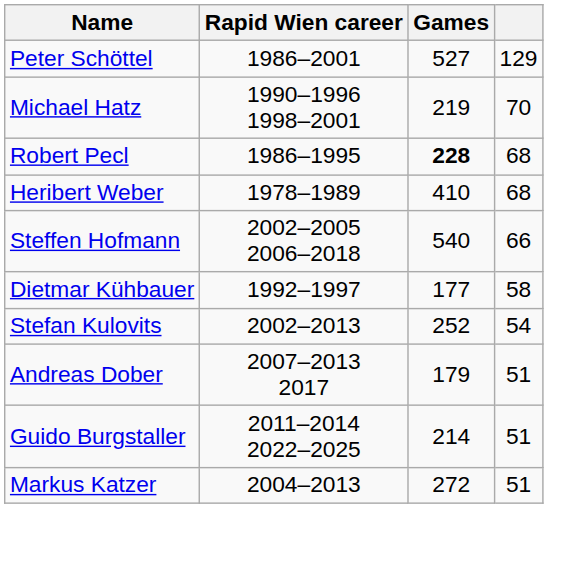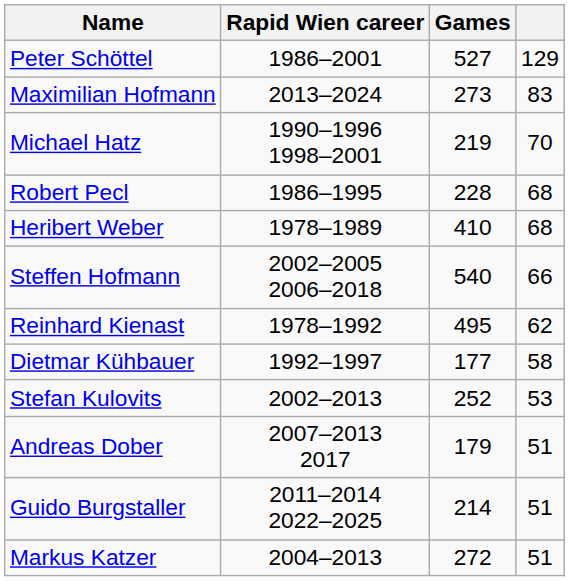+ row: (113, 94)
(451, 156) bold -> (473, 192) normal
+ row: (97, 325)
(519, 325) 54 -> (540, 397) 53
